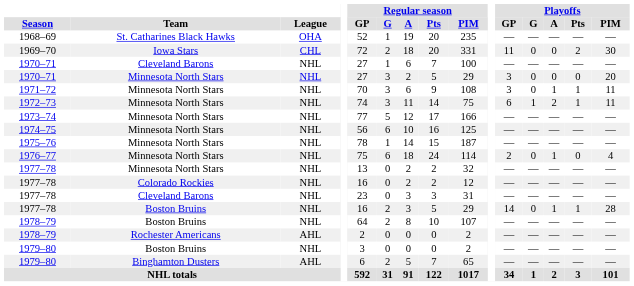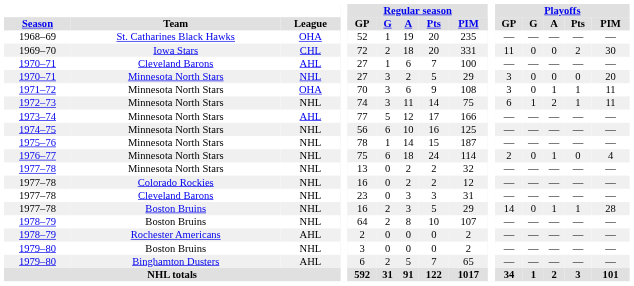(310, 63) NHL -> (310, 63) AHL
(310, 89) NHL -> (310, 89) OHA
(310, 116) NHL -> (310, 116) AHL
